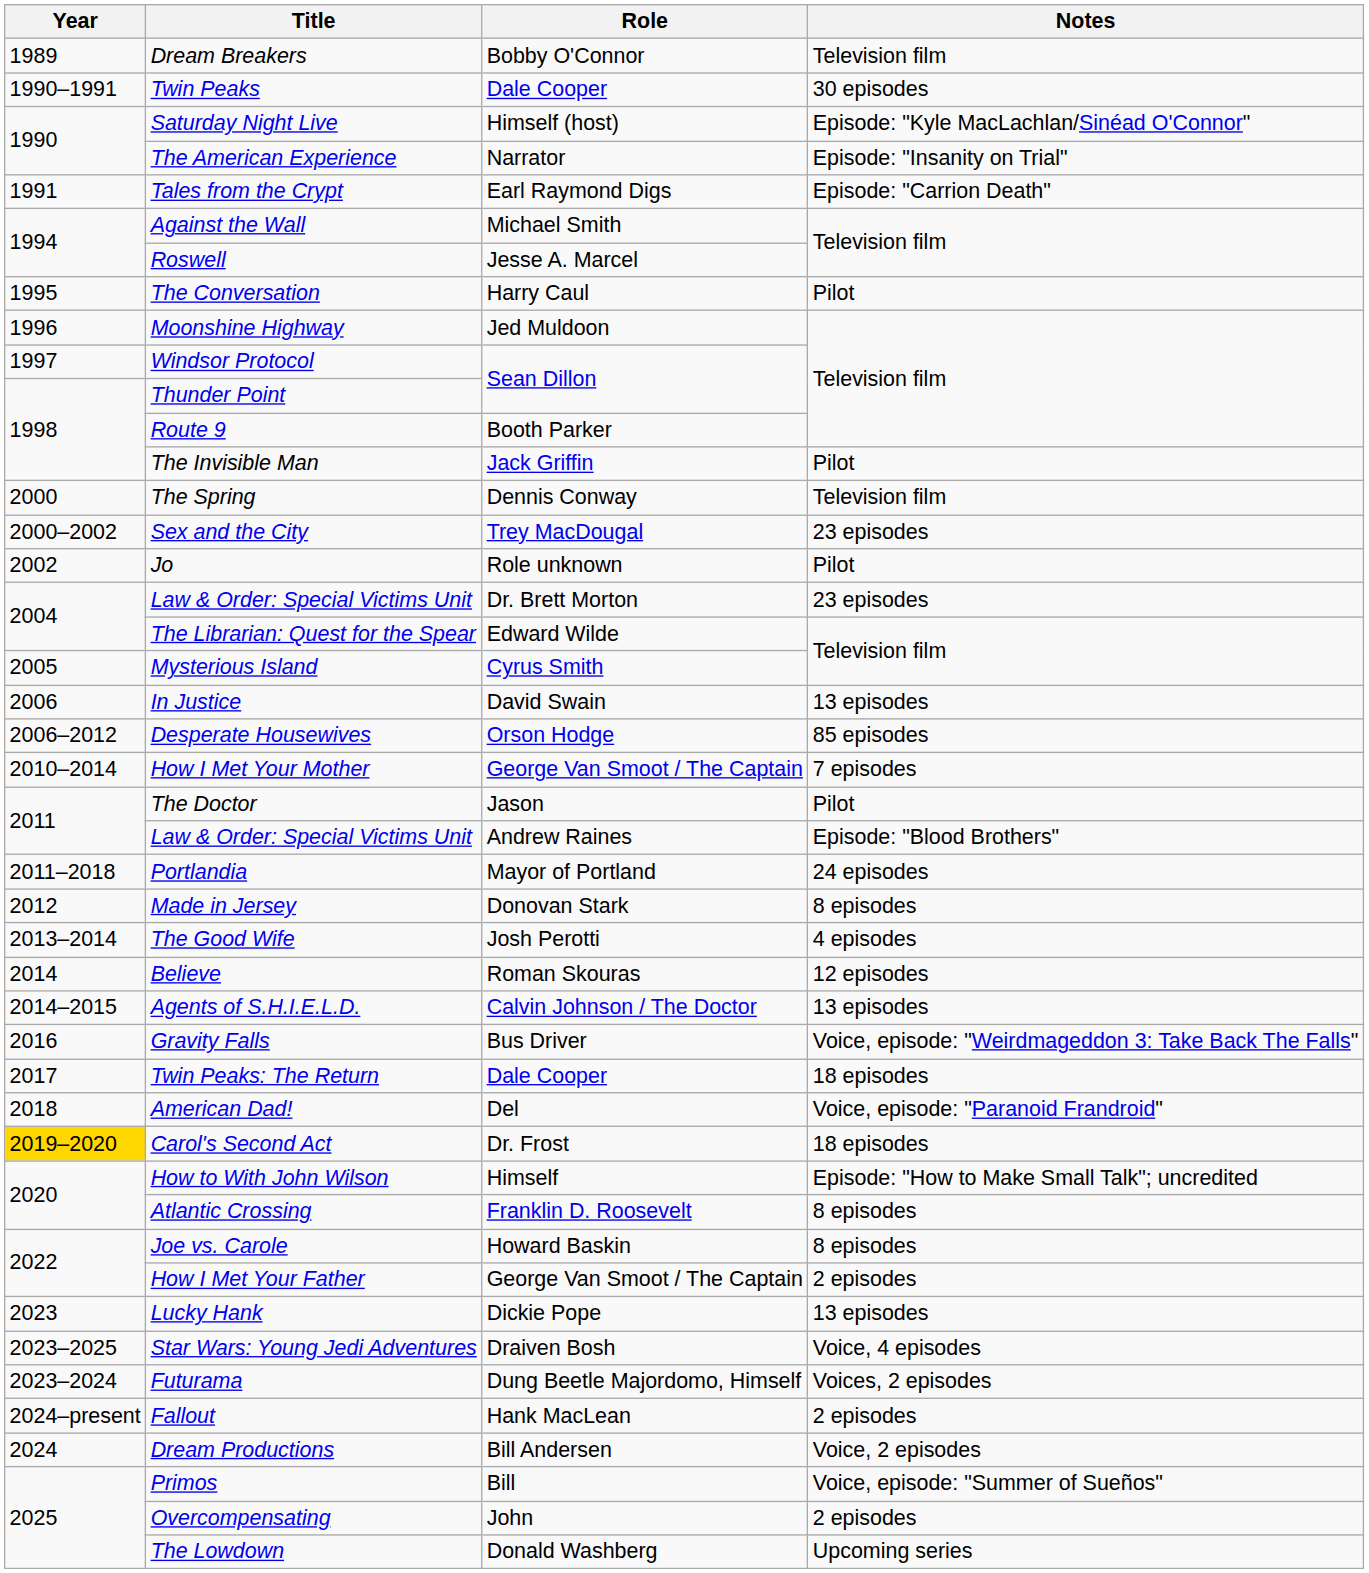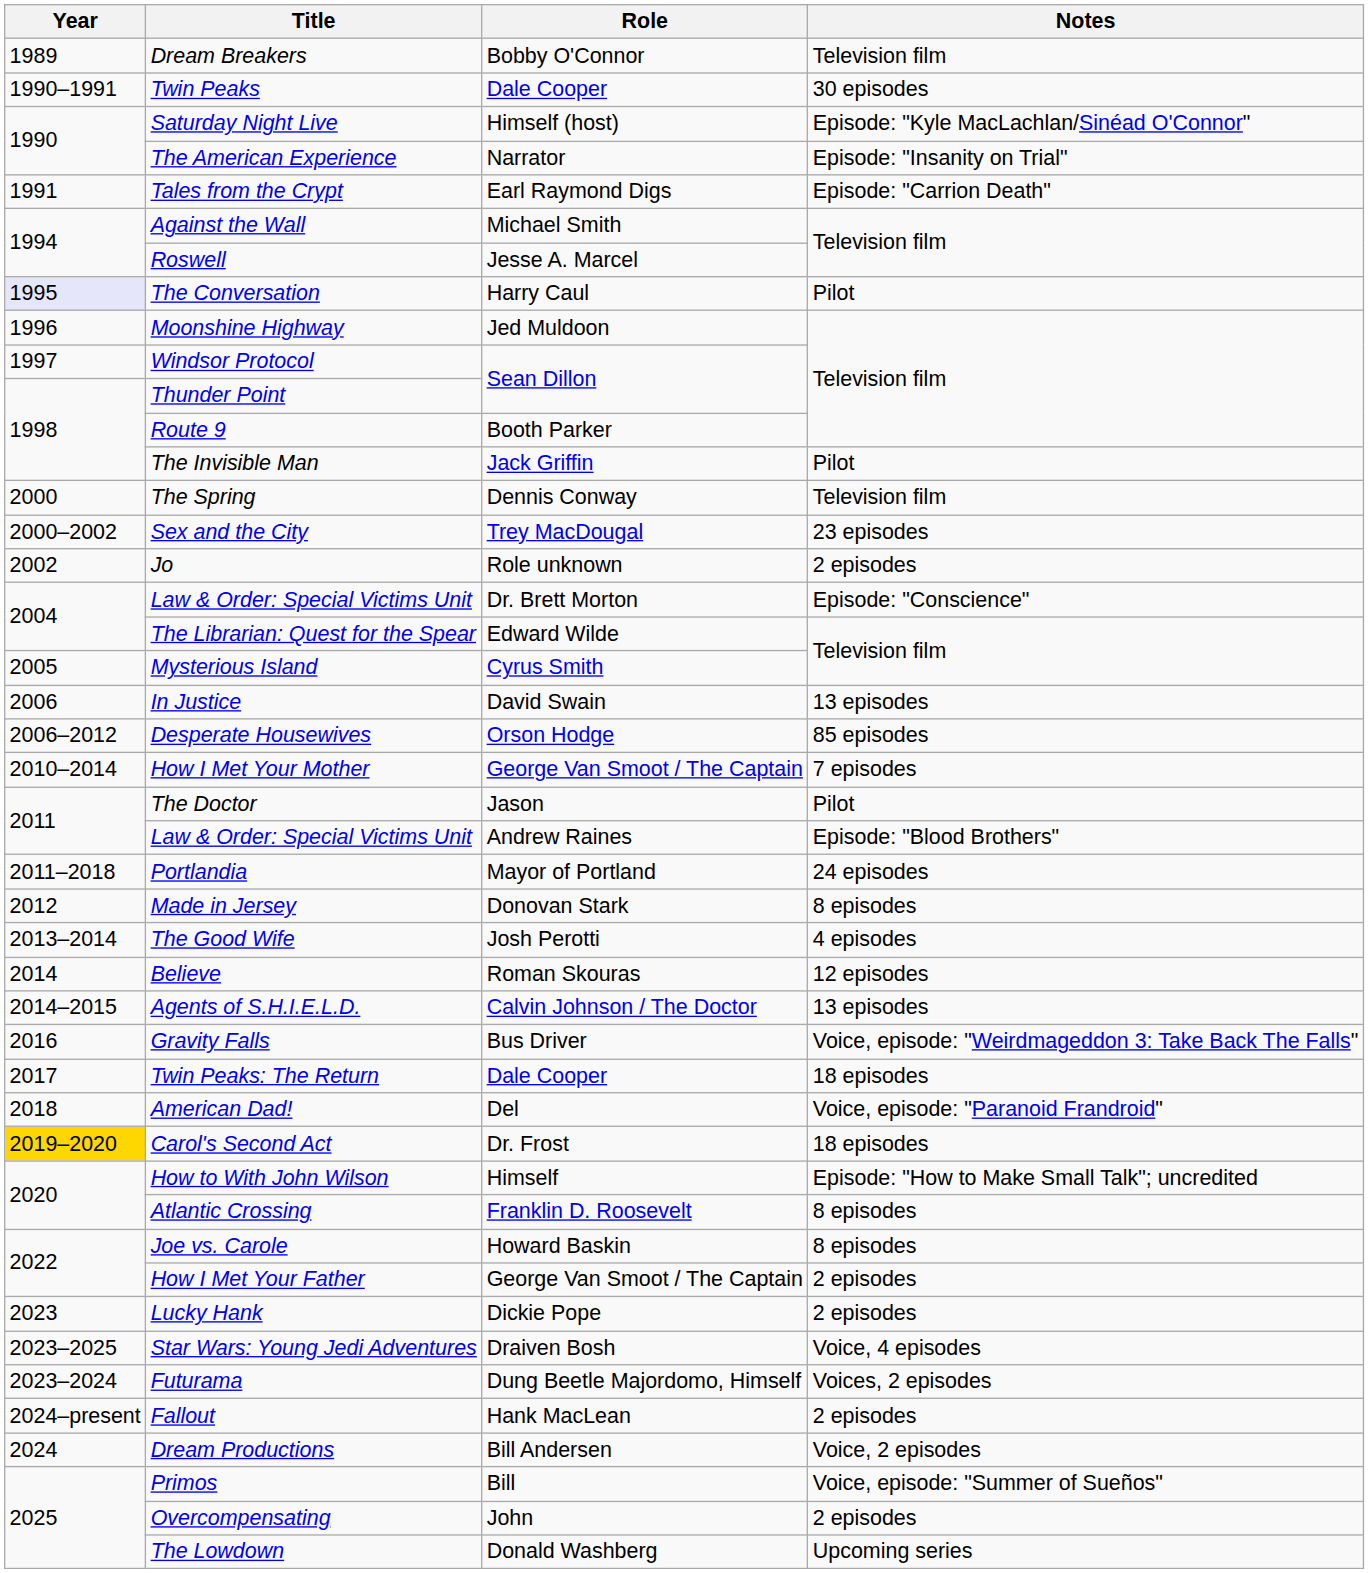(33, 293) no background -> (33, 293) lavender background
(834, 565) Pilot -> (865, 565) 2 episodes
(871, 599) 23 episodes -> (921, 599) Episode: "Conscience"
(871, 1313) 13 episodes -> (865, 1313) 2 episodes
